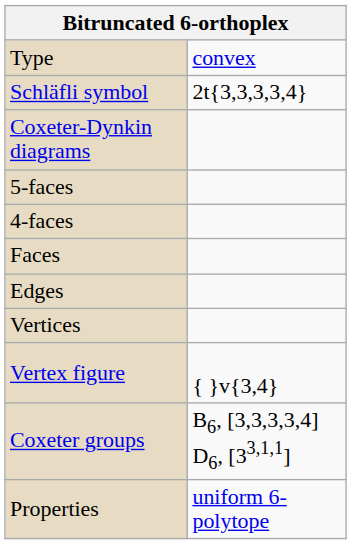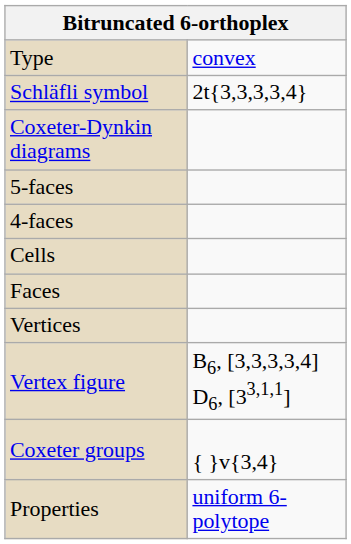+ row: (33, 256)
- row: (37, 290)
(235, 384) { }v{3,4} -> (255, 381) B6, [3,3,3,3,4] D6, [33,1,1]
(255, 440) B6, [3,3,3,3,4] D6, [33,1,1] -> (235, 461) { }v{3,4}
